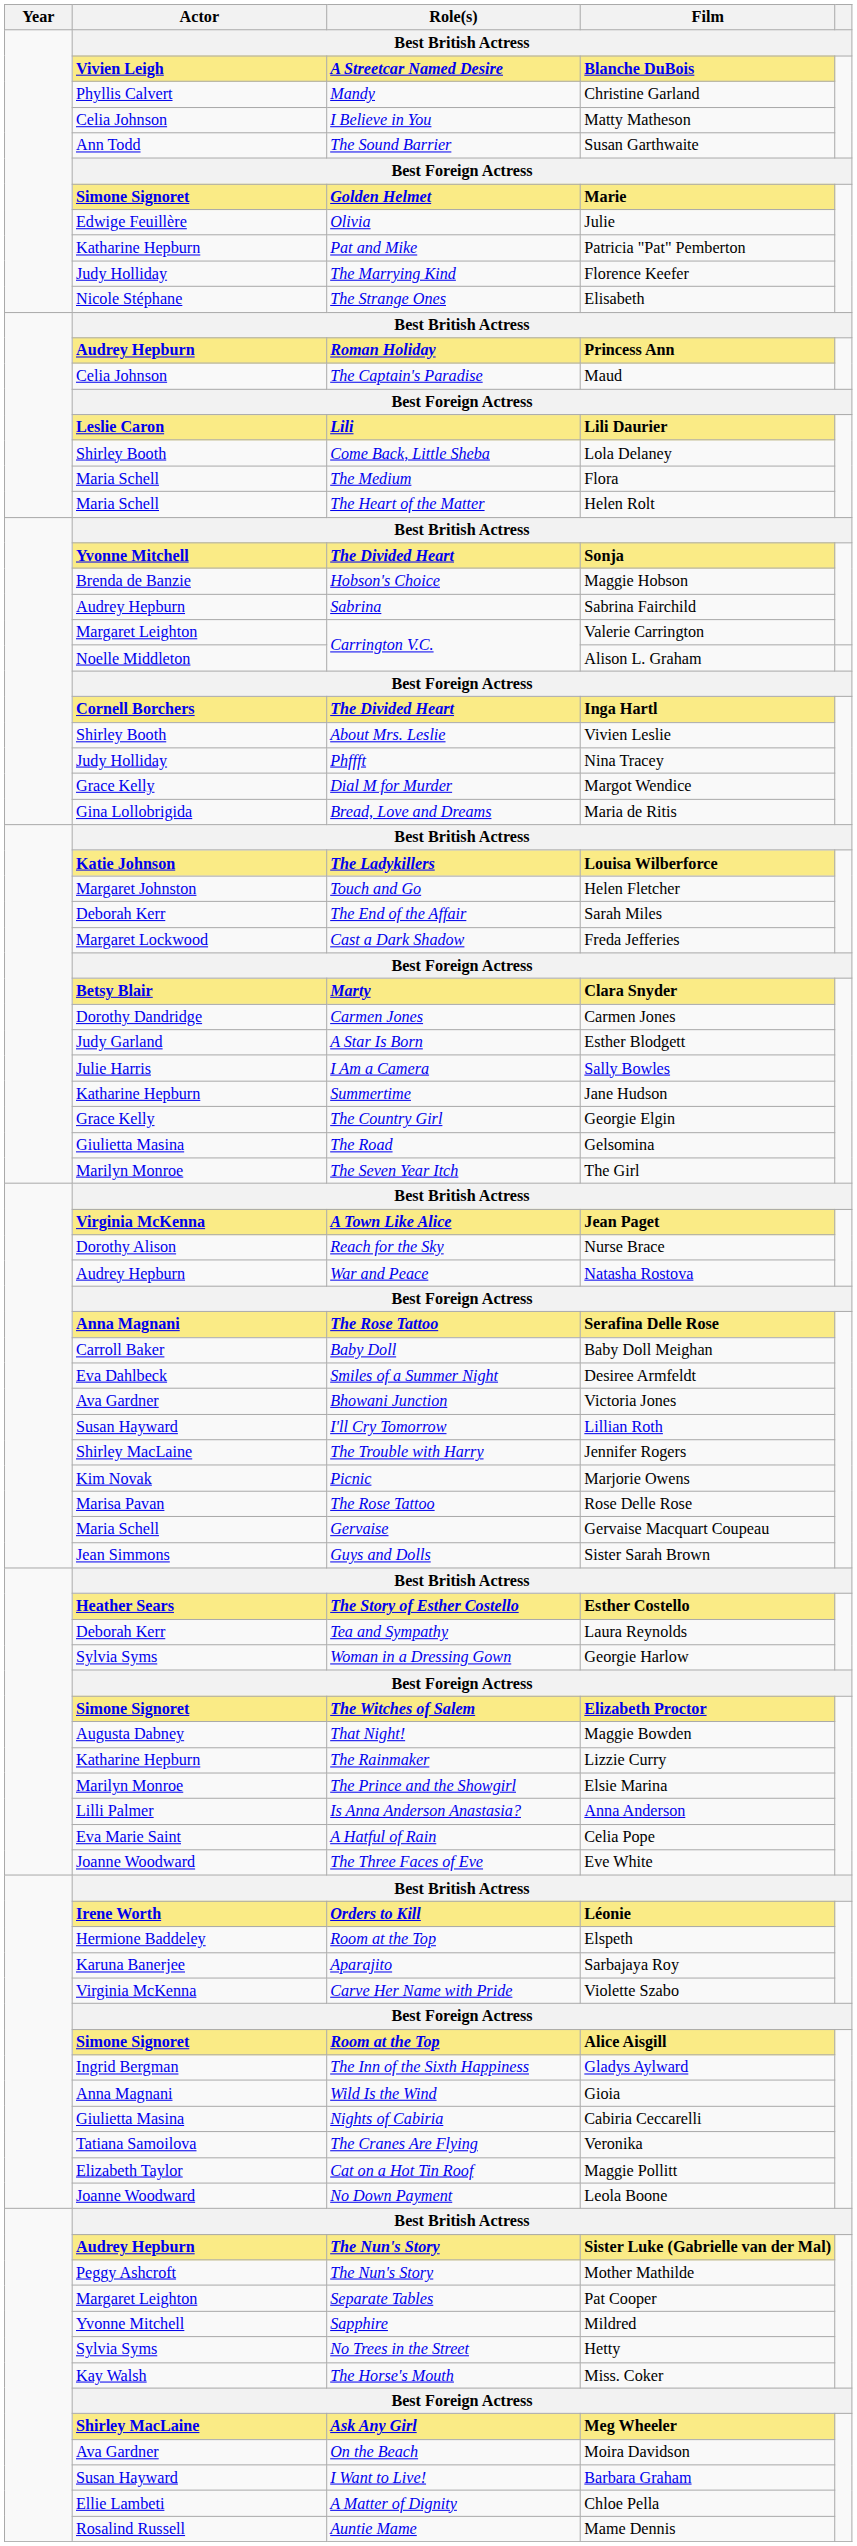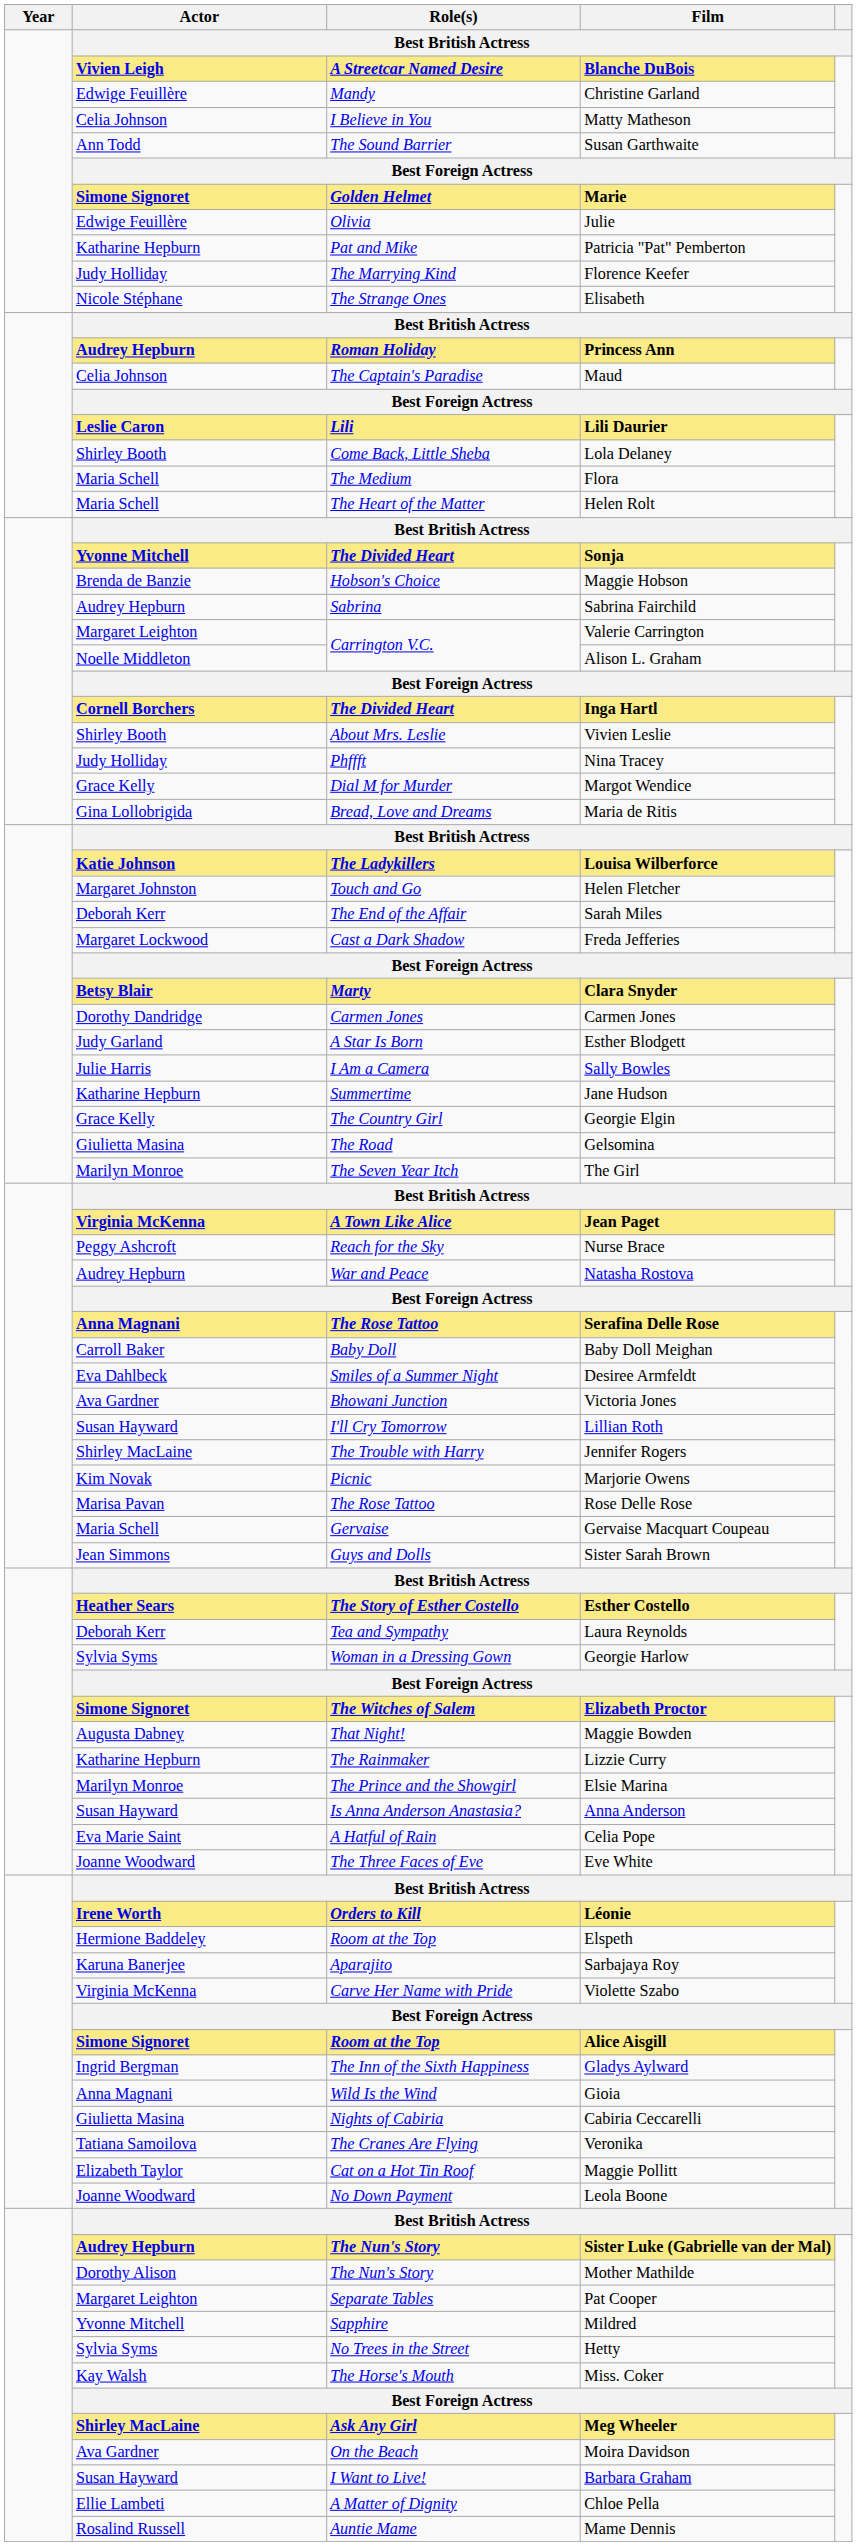(124, 94) Phyllis Calvert -> (131, 94) Edwige Feuillère
(126, 1247) Dorothy Alison -> (126, 1247) Peggy Ashcroft
(115, 1811) Lilli Palmer -> (127, 1811) Susan Hayward
(126, 2272) Peggy Ashcroft -> (126, 2272) Dorothy Alison
